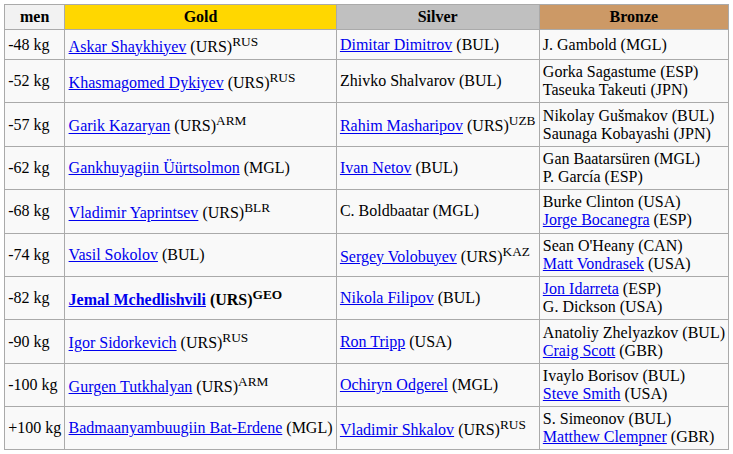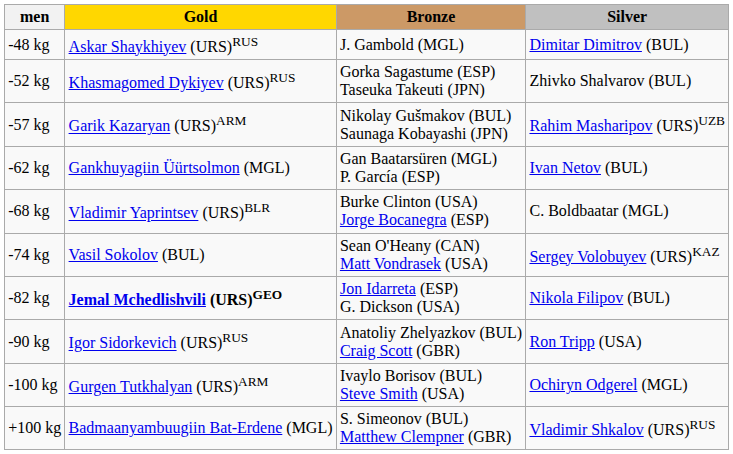columns swapped: (438, 17) <-> (634, 17)
